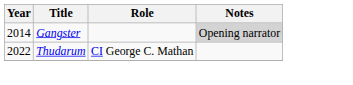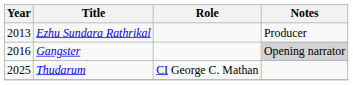+ row: (93, 32)
(19, 32) 2014 -> (19, 51) 2016
(19, 51) 2022 -> (19, 70) 2025
